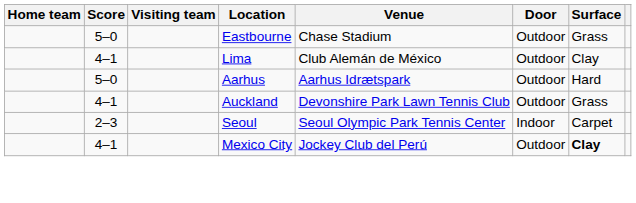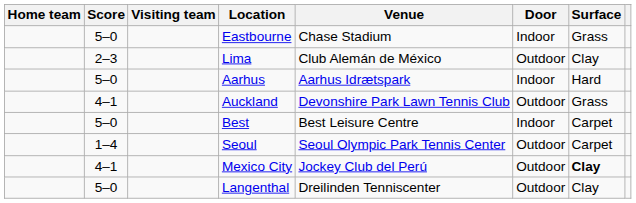(541, 36) Outdoor -> (535, 36) Indoor
(106, 58) 4–1 -> (106, 58) 2–3
(541, 79) Outdoor -> (535, 79) Indoor
+ row: (235, 123)
(106, 123) 2–3 -> (106, 144) 1–4
(535, 123) Indoor -> (541, 144) Outdoor
+ row: (256, 187)
